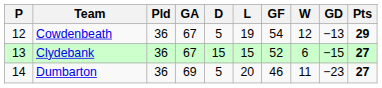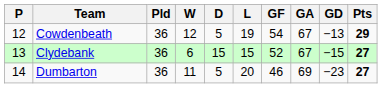columns swapped: (305, 14) <-> (190, 14)
